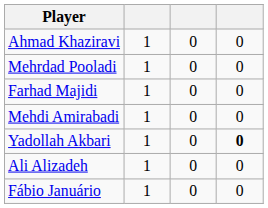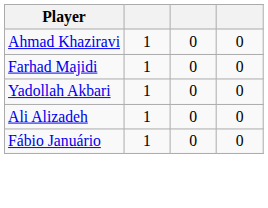- row: (62, 66)
- row: (64, 116)
(240, 141) bold -> (240, 91) normal
